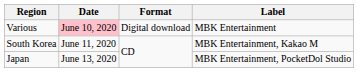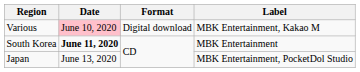(235, 28) MBK Entertainment -> (258, 28) MBK Entertainment, Kakao M
(89, 43) normal -> (90, 43) bold
(256, 43) MBK Entertainment, Kakao M -> (237, 43) MBK Entertainment
